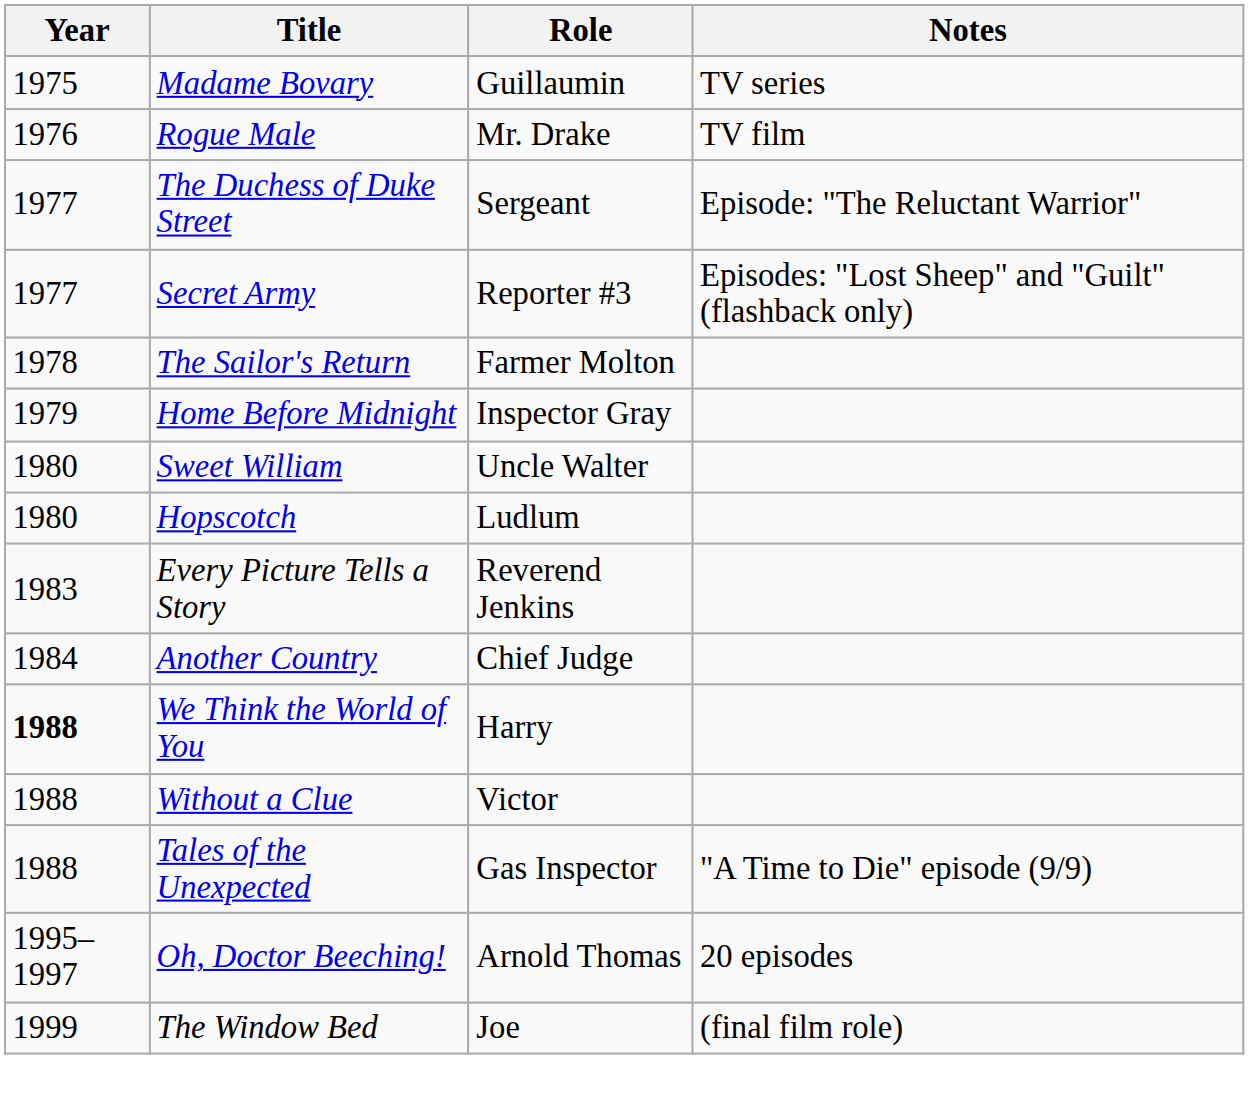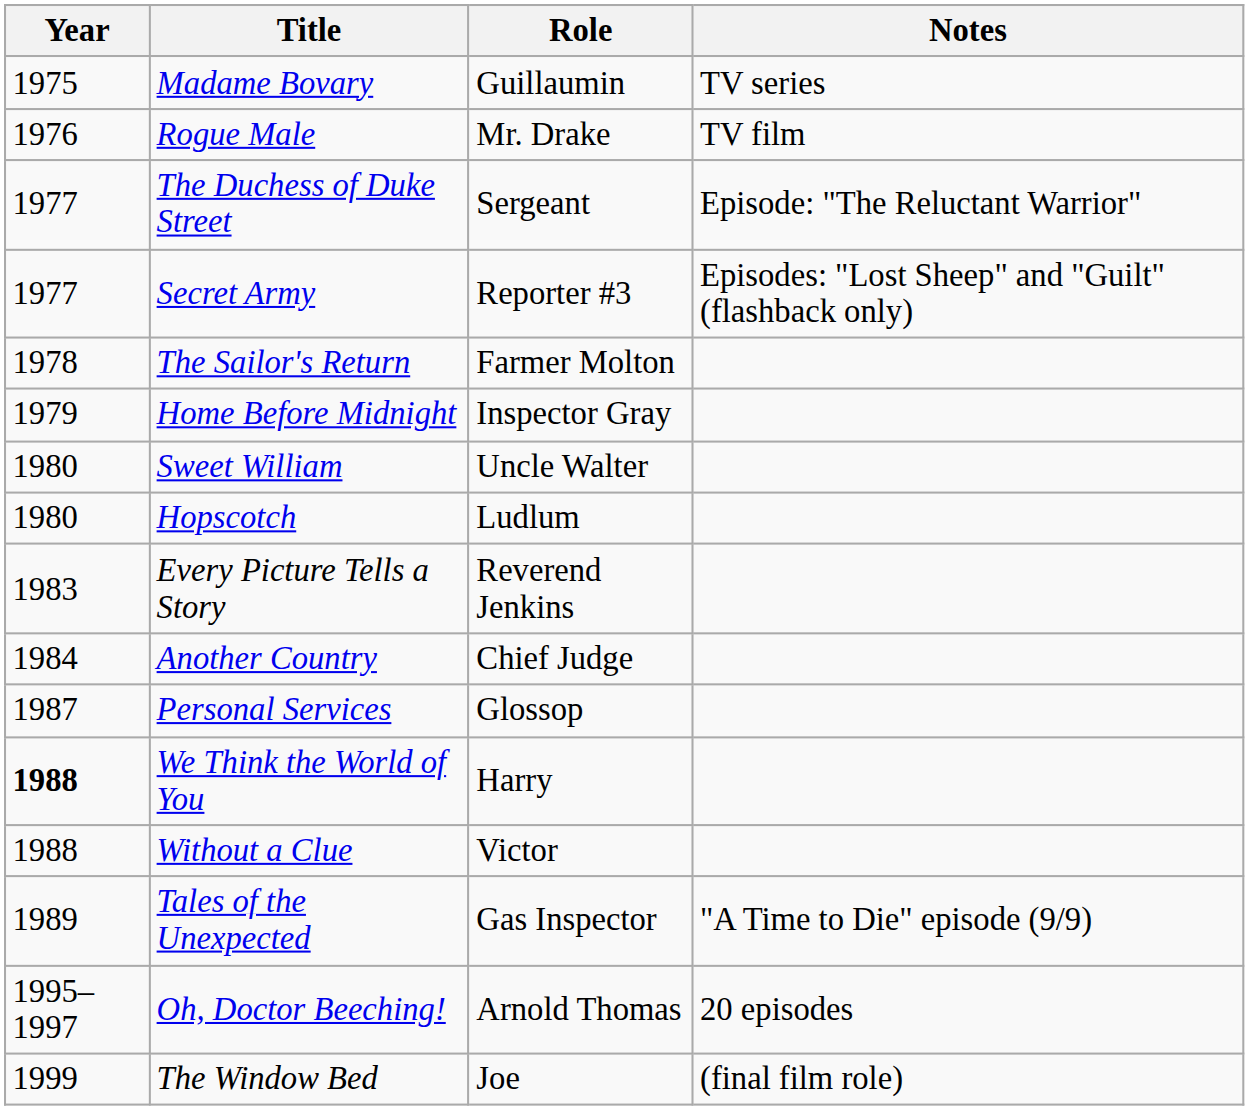+ row: (274, 709)
(45, 868) 1988 -> (45, 920) 1989
